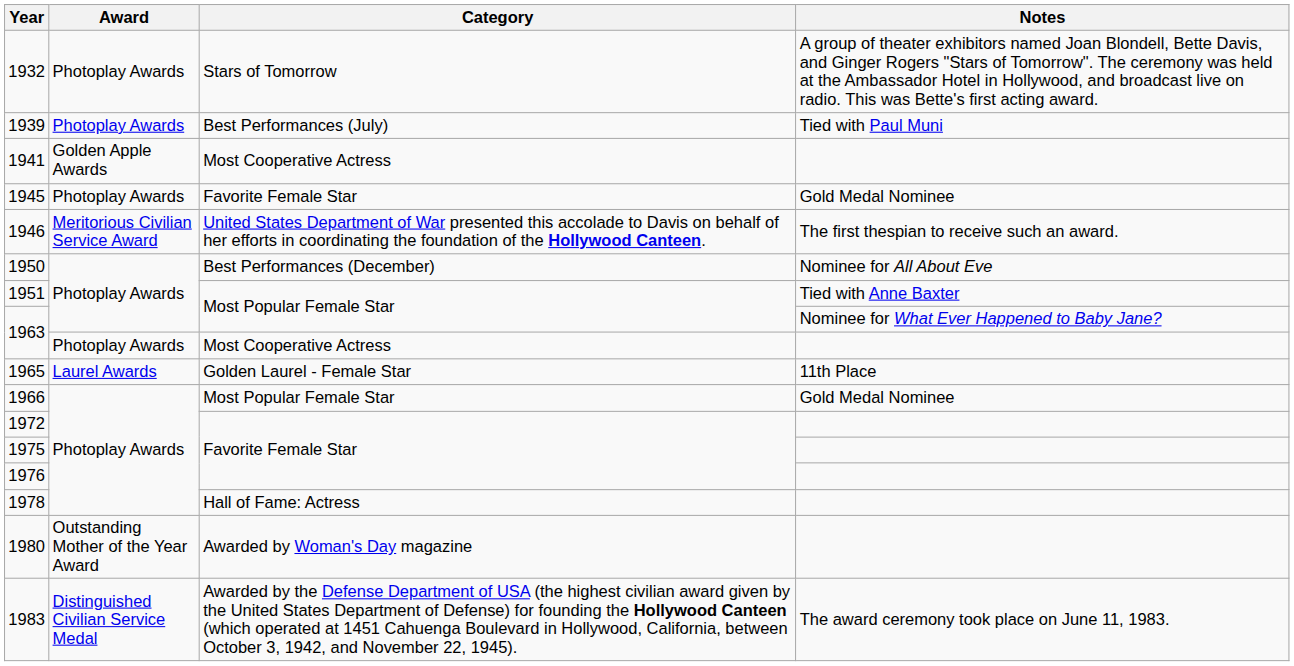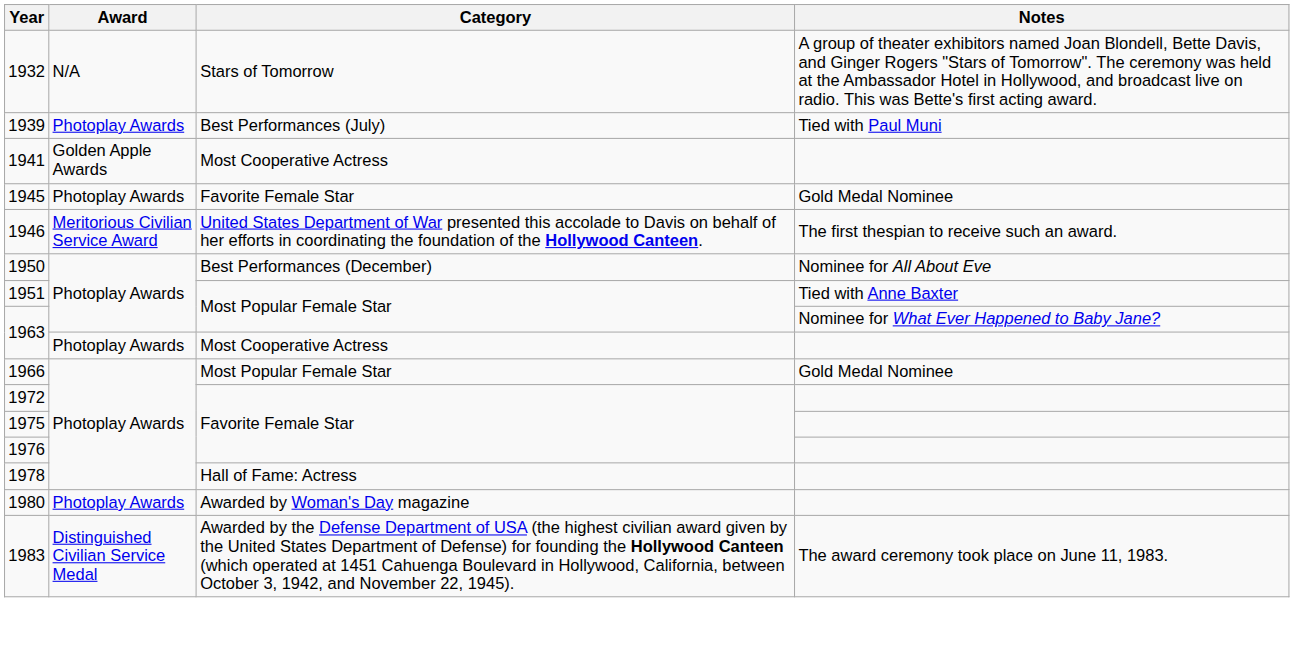(118, 71) Photoplay Awards -> (66, 71) N/A
- row: (27, 371)
(120, 546) Outstanding Mother of the Year Award -> (118, 502) Photoplay Awards
